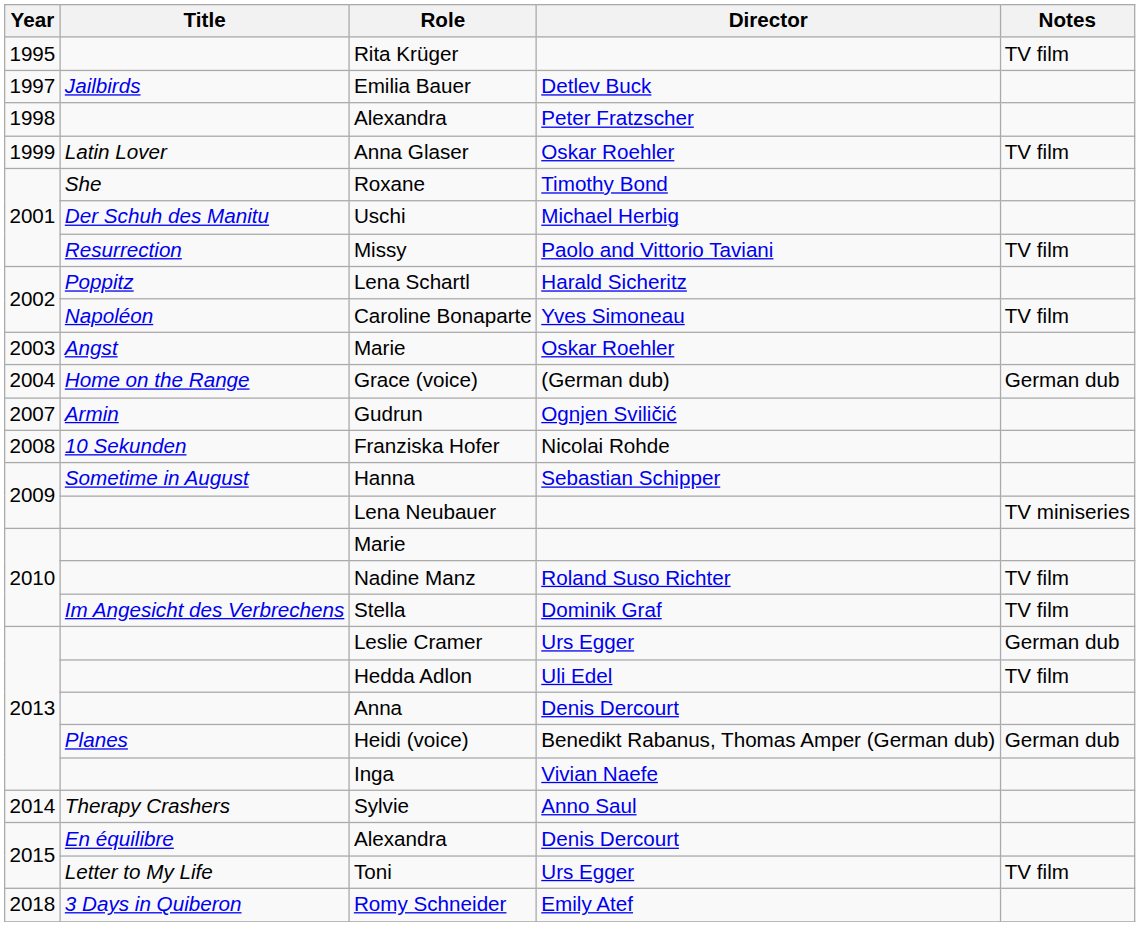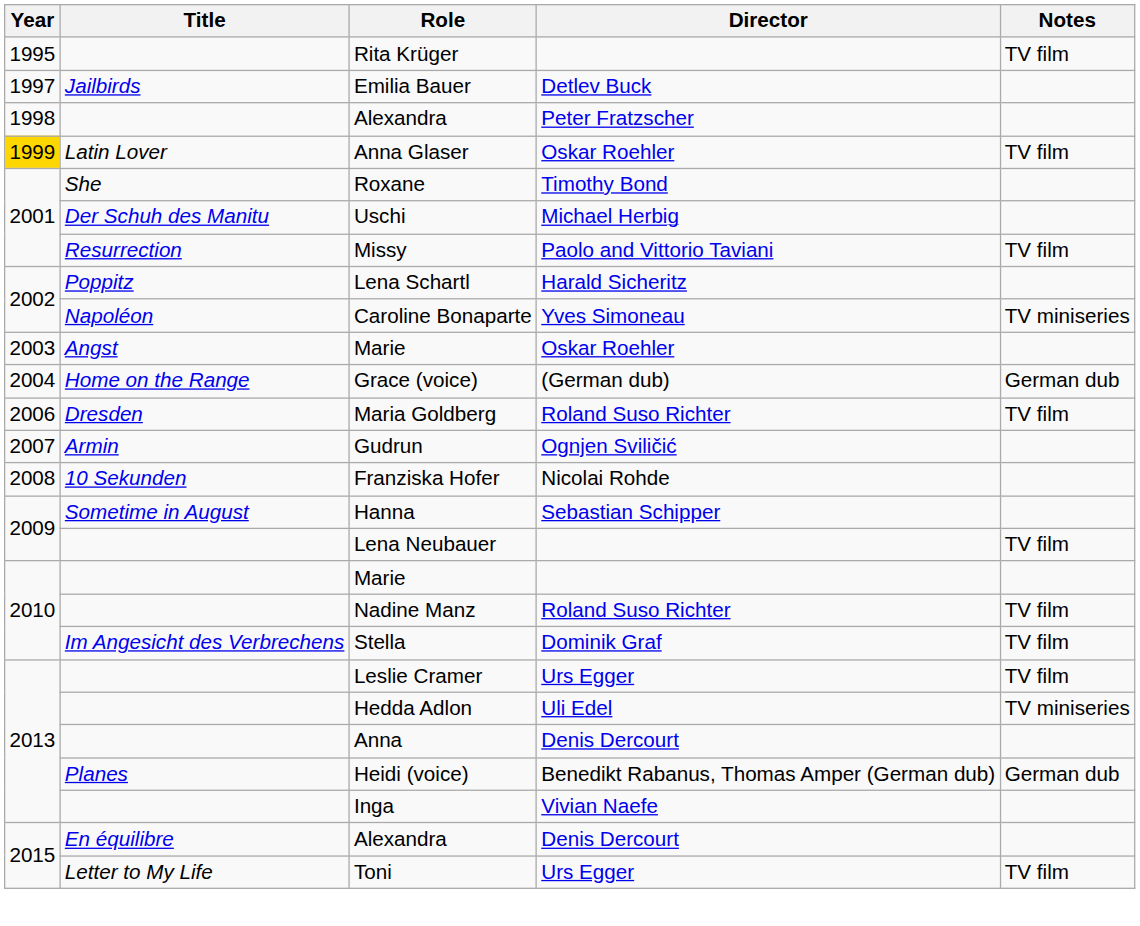(32, 151) no background -> (32, 151) gold background
(1037, 315) TV film -> (1067, 315) TV miniseries
+ row: (425, 413)
(1067, 511) TV miniseries -> (1037, 544) TV film
(1062, 642) German dub -> (1037, 675) TV film
(1037, 675) TV film -> (1067, 708) TV miniseries
- row: (381, 806)
- row: (430, 904)
